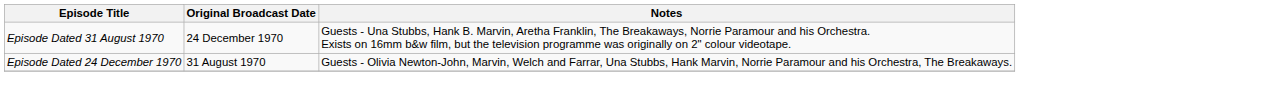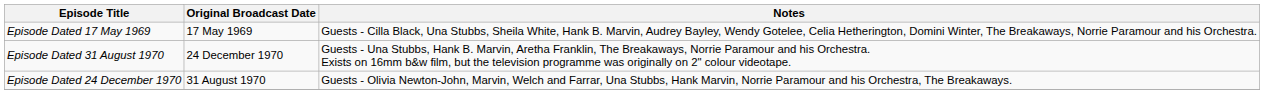+ row: (79, 31)
